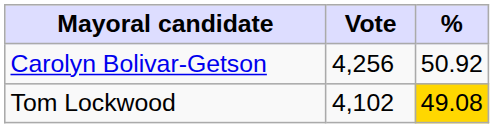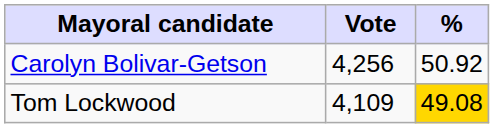(363, 102) 4,102 -> (363, 102) 4,109
